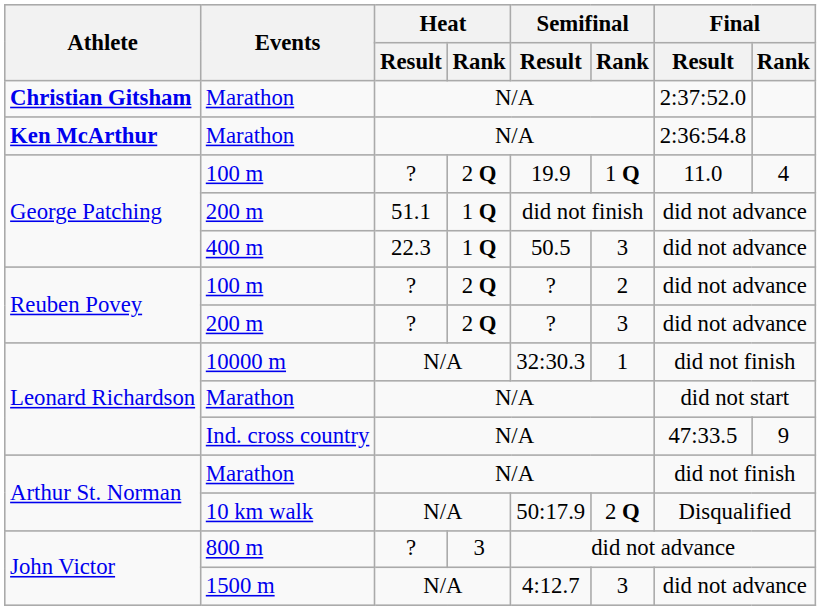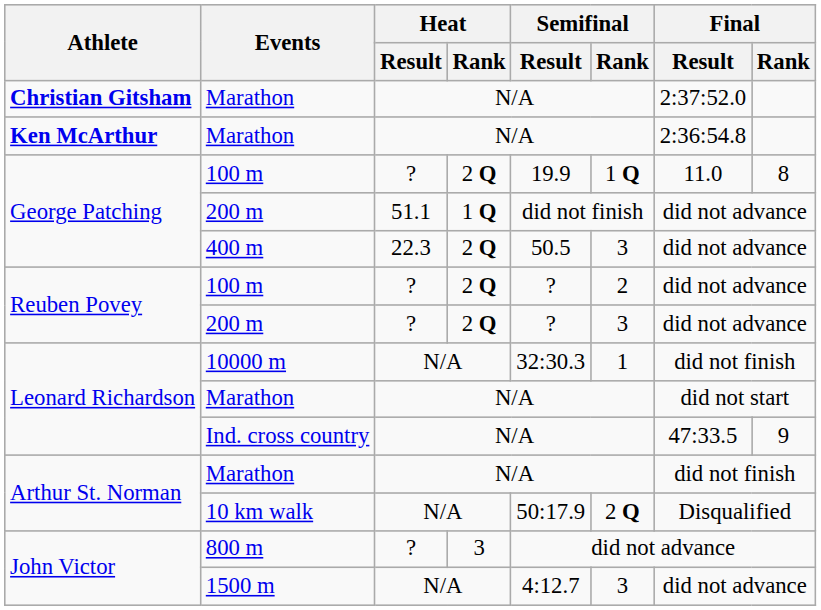(783, 173) 4 -> (783, 173) 8
(479, 248) 1 Q -> (479, 248) 2 Q
